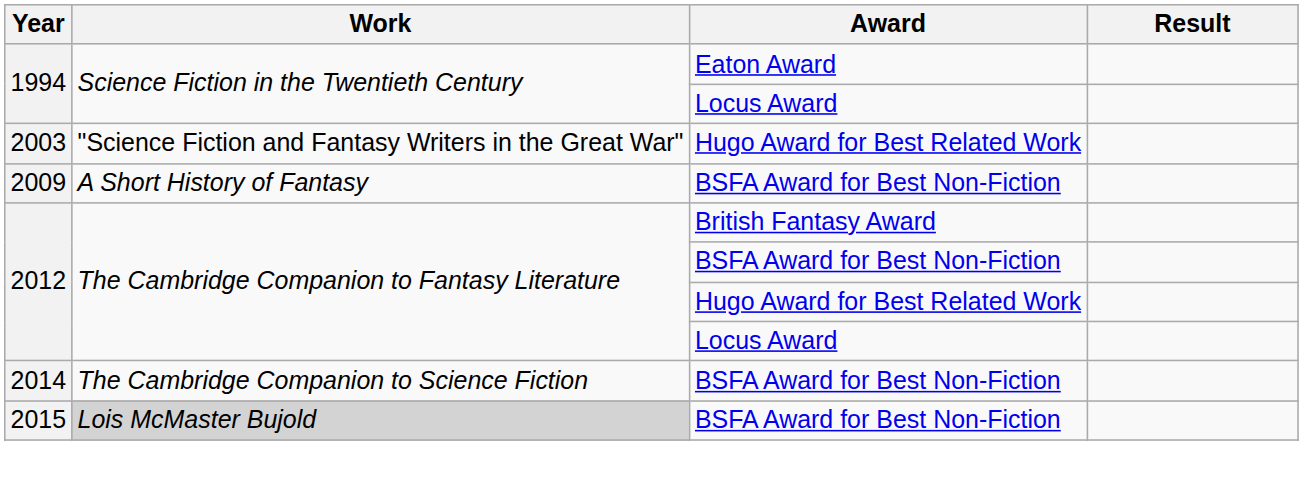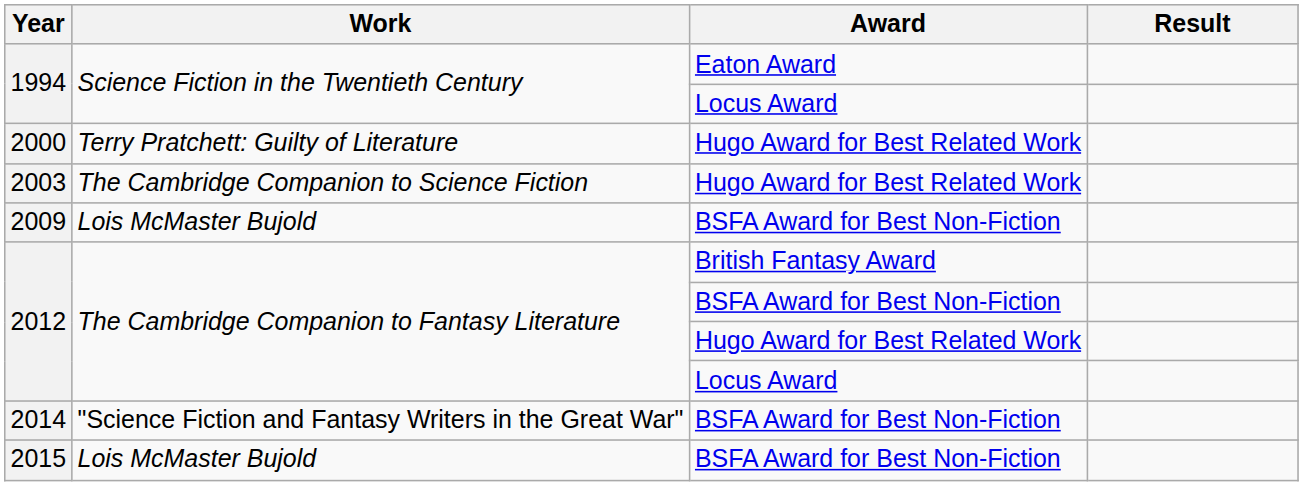+ row: (38, 143)
(381, 143) "Science Fiction and Fantasy Writers in the Great War" -> (333, 182) The Cambridge Companion to Science Fiction
(223, 182) A Short History of Fantasy -> (197, 222) Lois McMaster Bujold
(333, 380) The Cambridge Companion to Science Fiction -> (381, 420) "Science Fiction and Fantasy Writers in the Great War"
(197, 420) lightgrey background -> (197, 459) no background
